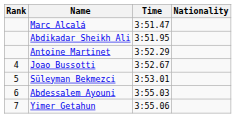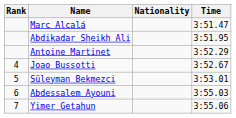columns swapped: (201, 11) <-> (152, 11)
